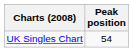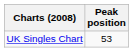(107, 39) 54 -> (107, 39) 53
